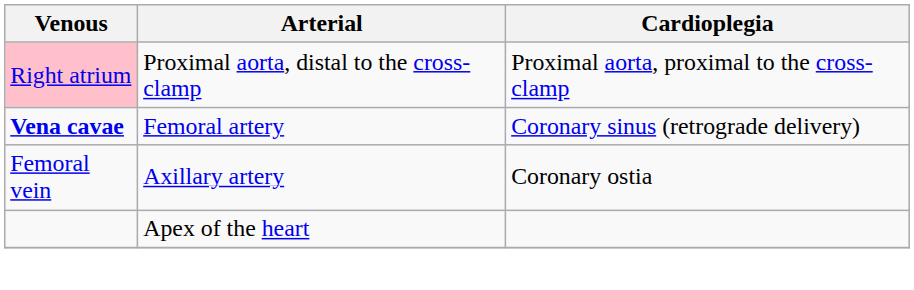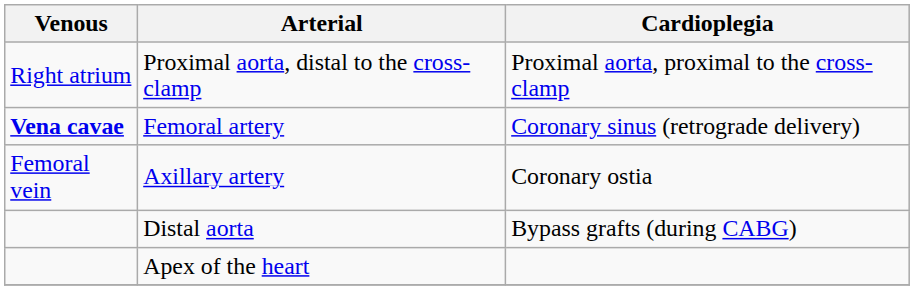(71, 74) pink background -> (71, 74) no background
+ row: (198, 228)
